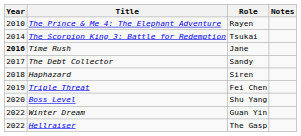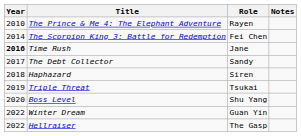(244, 36) Tsukai -> (248, 36) Fei Chen
(248, 87) Fei Chen -> (244, 87) Tsukai
